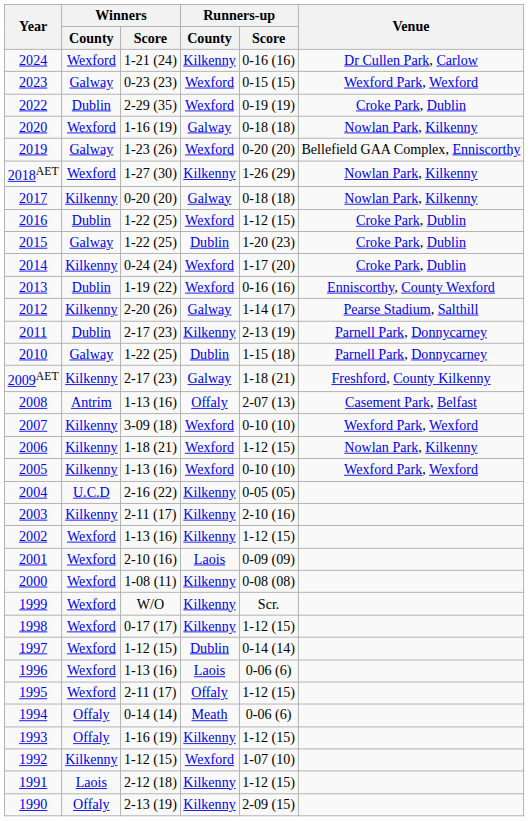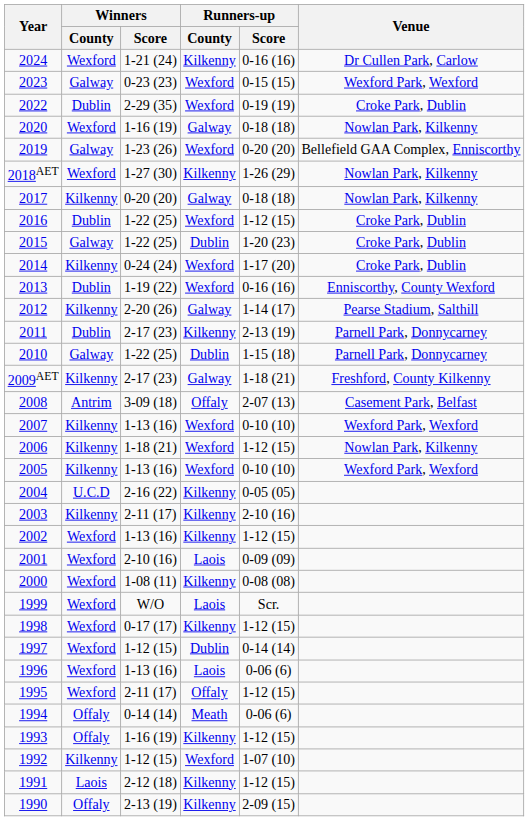(150, 402) 1-13 (16) -> (150, 402) 3-09 (18)
(150, 425) 3-09 (18) -> (150, 425) 1-13 (16)
(210, 603) Kilkenny -> (210, 603) Laois
